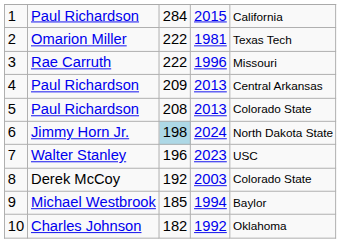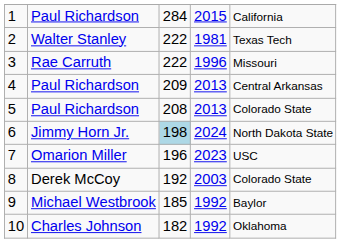(79, 39) Omarion Miller -> (79, 39) Walter Stanley
(79, 156) Walter Stanley -> (79, 156) Omarion Miller
(210, 202) 1994 -> (210, 202) 1992
